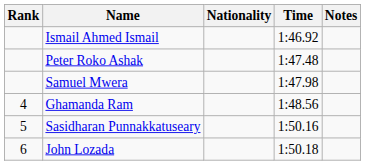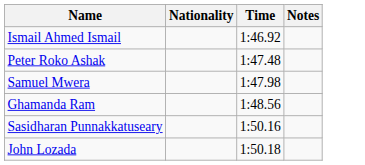- column: (23, 15)
